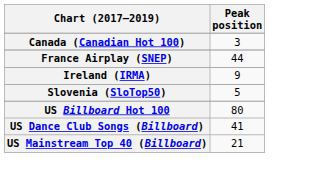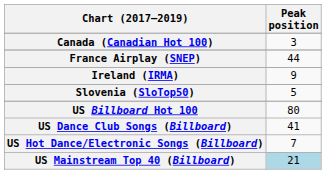+ row: (135, 144)
(237, 144) no background -> (294, 160) lightblue background
